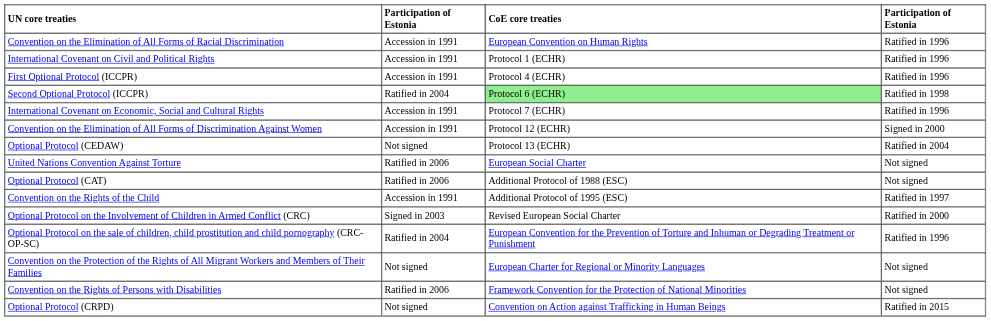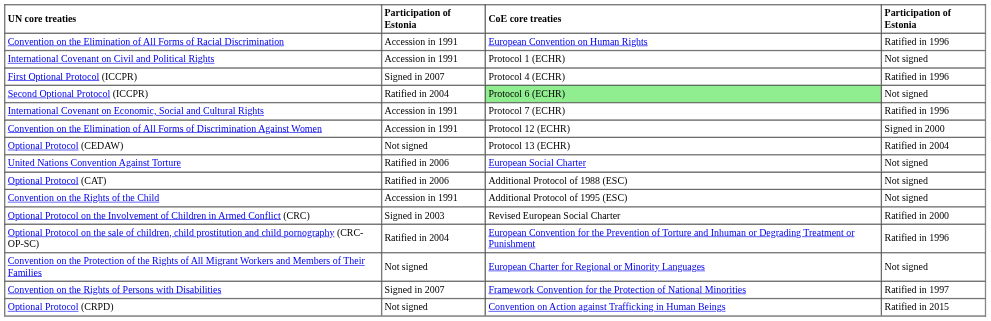(917, 59) Ratified in 1996 -> (906, 59) Not signed
(421, 76) Accession in 1991 -> (415, 76) Signed in 2007
(917, 94) Ratified in 1998 -> (906, 94) Not signed
(917, 198) Ratified in 1997 -> (906, 198) Not signed
(417, 290) Ratified in 2006 -> (415, 290) Signed in 2007
(906, 290) Not signed -> (917, 290) Ratified in 1997
